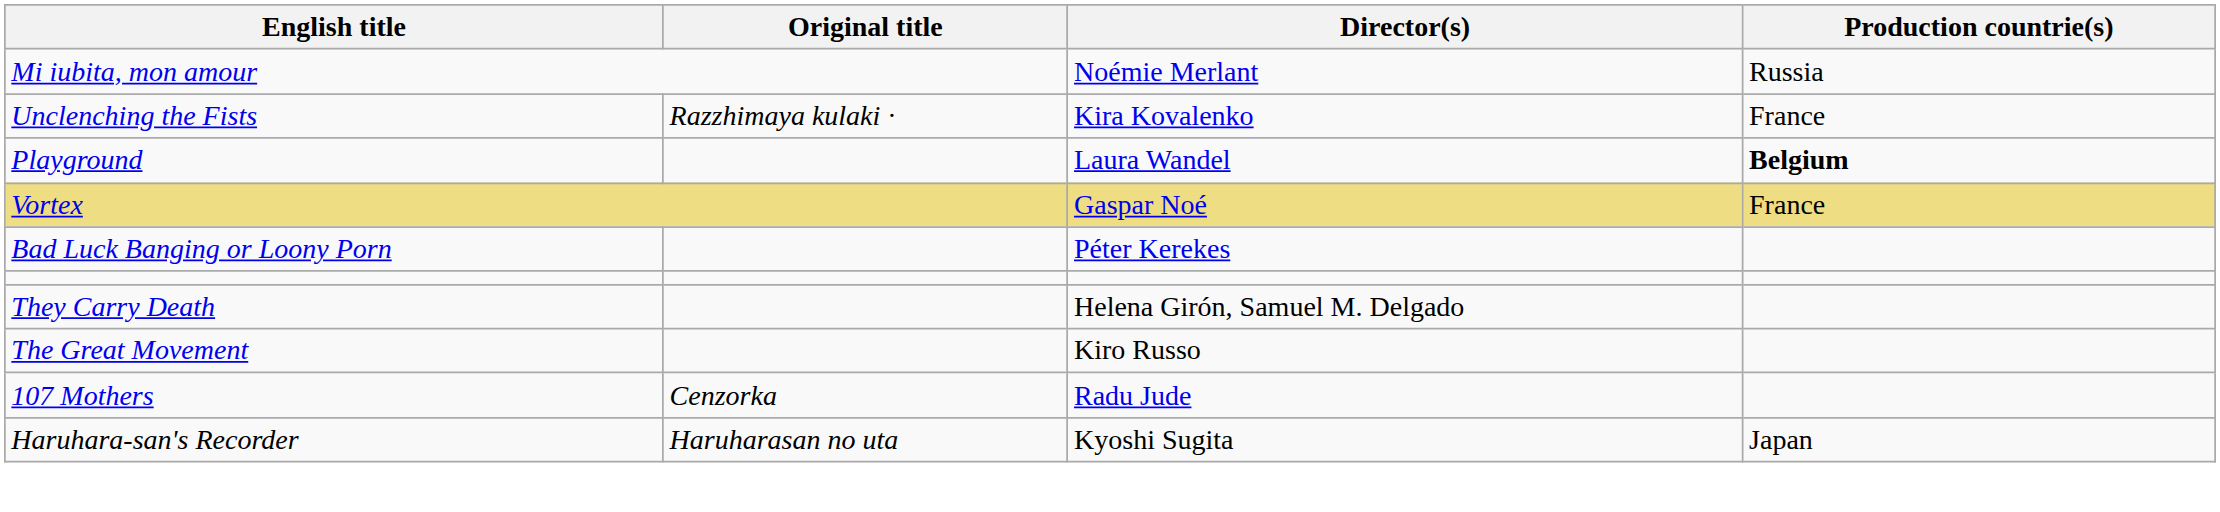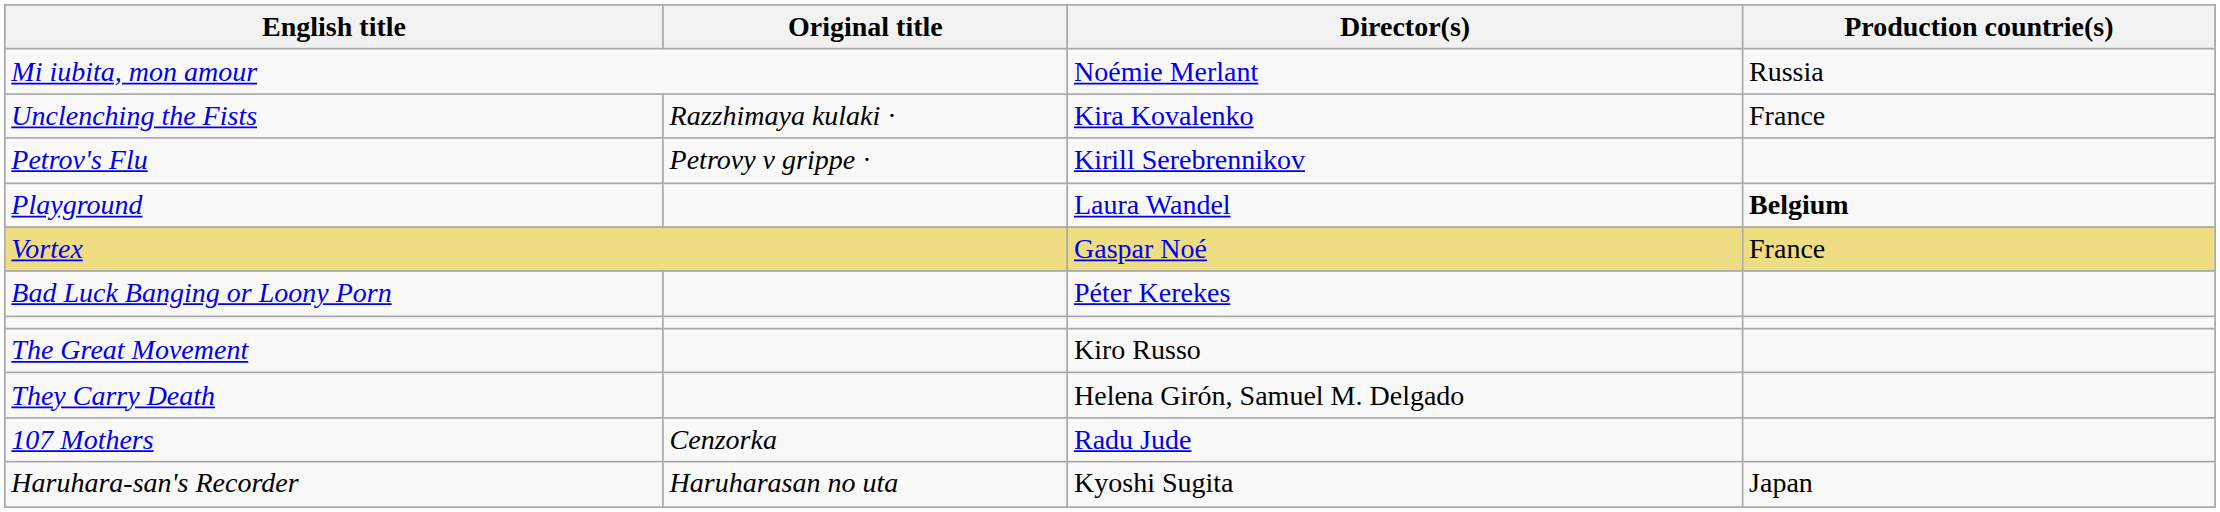+ row: (80, 159)
rows swapped: (113, 306) <-> (130, 350)
